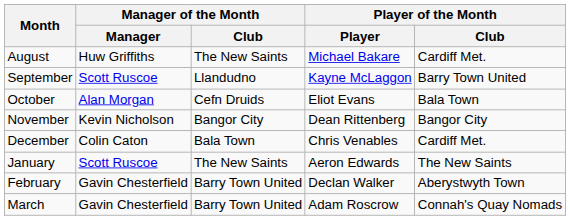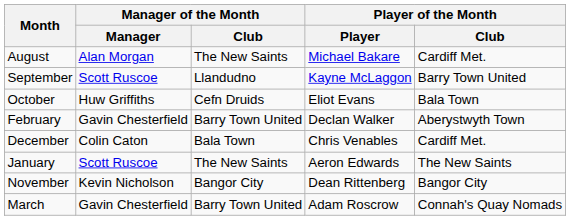(116, 57) Huw Griffiths -> (116, 57) Alan Morgan
(116, 99) Alan Morgan -> (116, 99) Huw Griffiths
rows swapped: (38, 120) <-> (34, 183)
